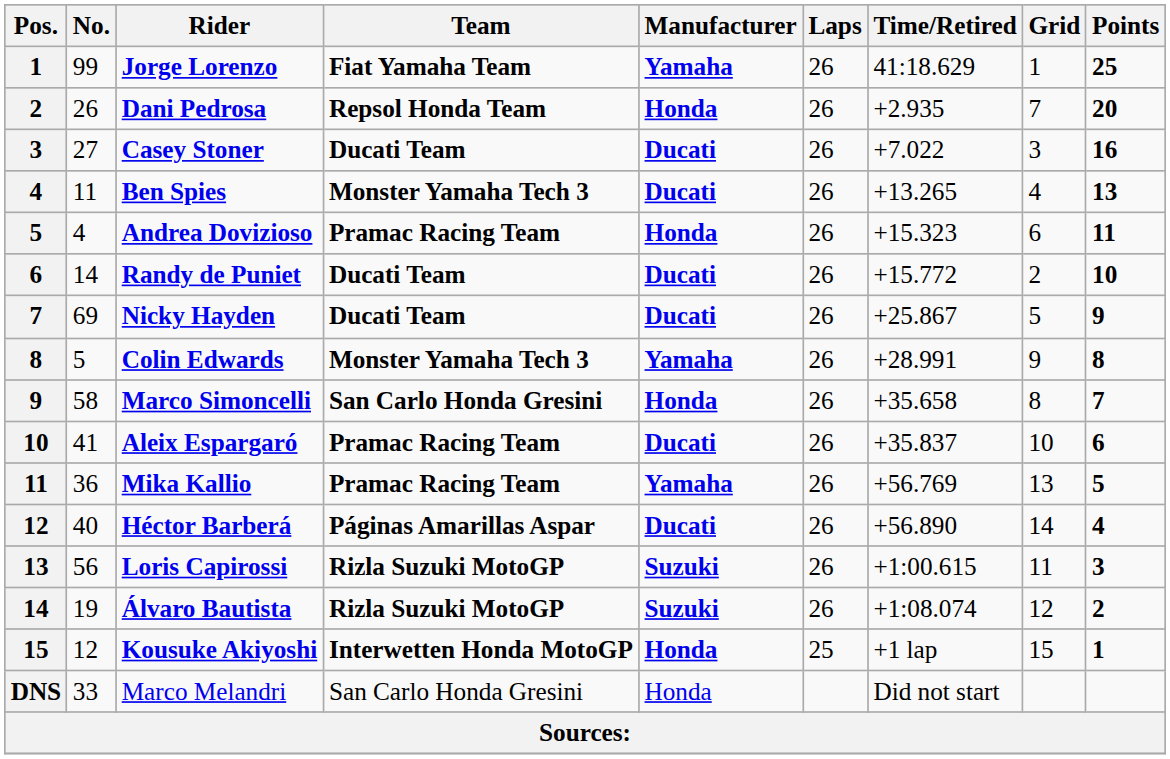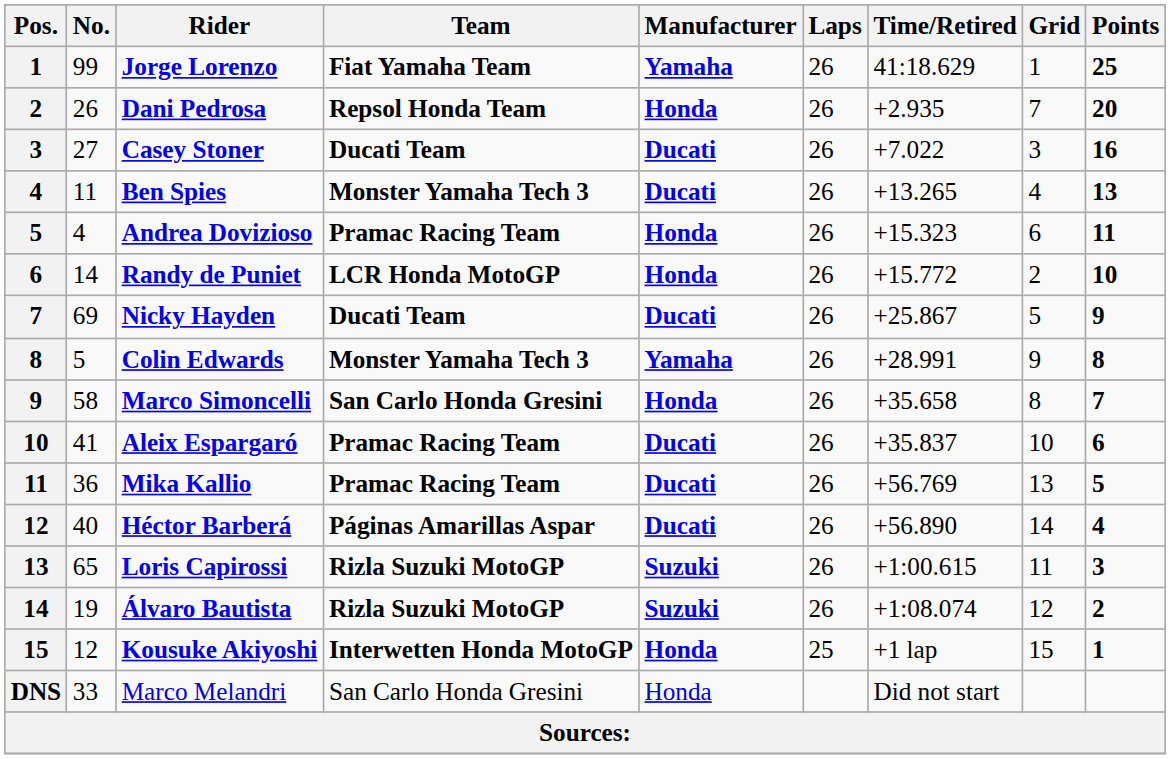(397, 275) Ducati Team -> (444, 275) LCR Honda MotoGP
(680, 275) Ducati -> (681, 275) Honda
(689, 483) Yamaha -> (680, 483) Ducati
(85, 566) 56 -> (85, 566) 65
